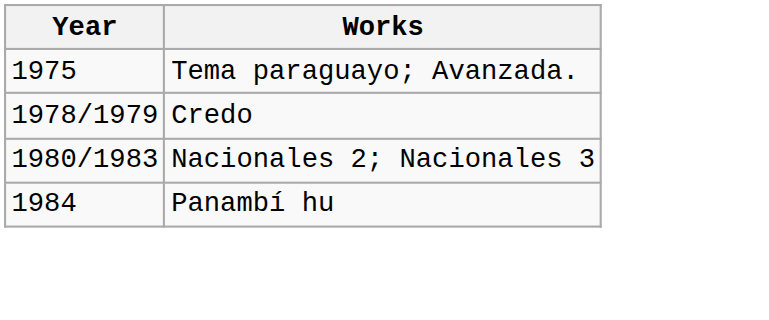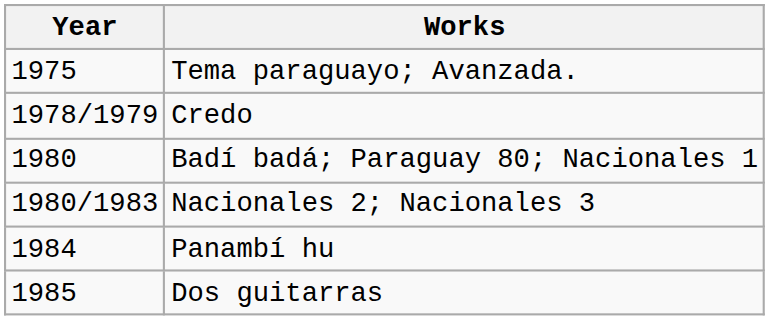+ row: (465, 160)
+ row: (277, 293)
